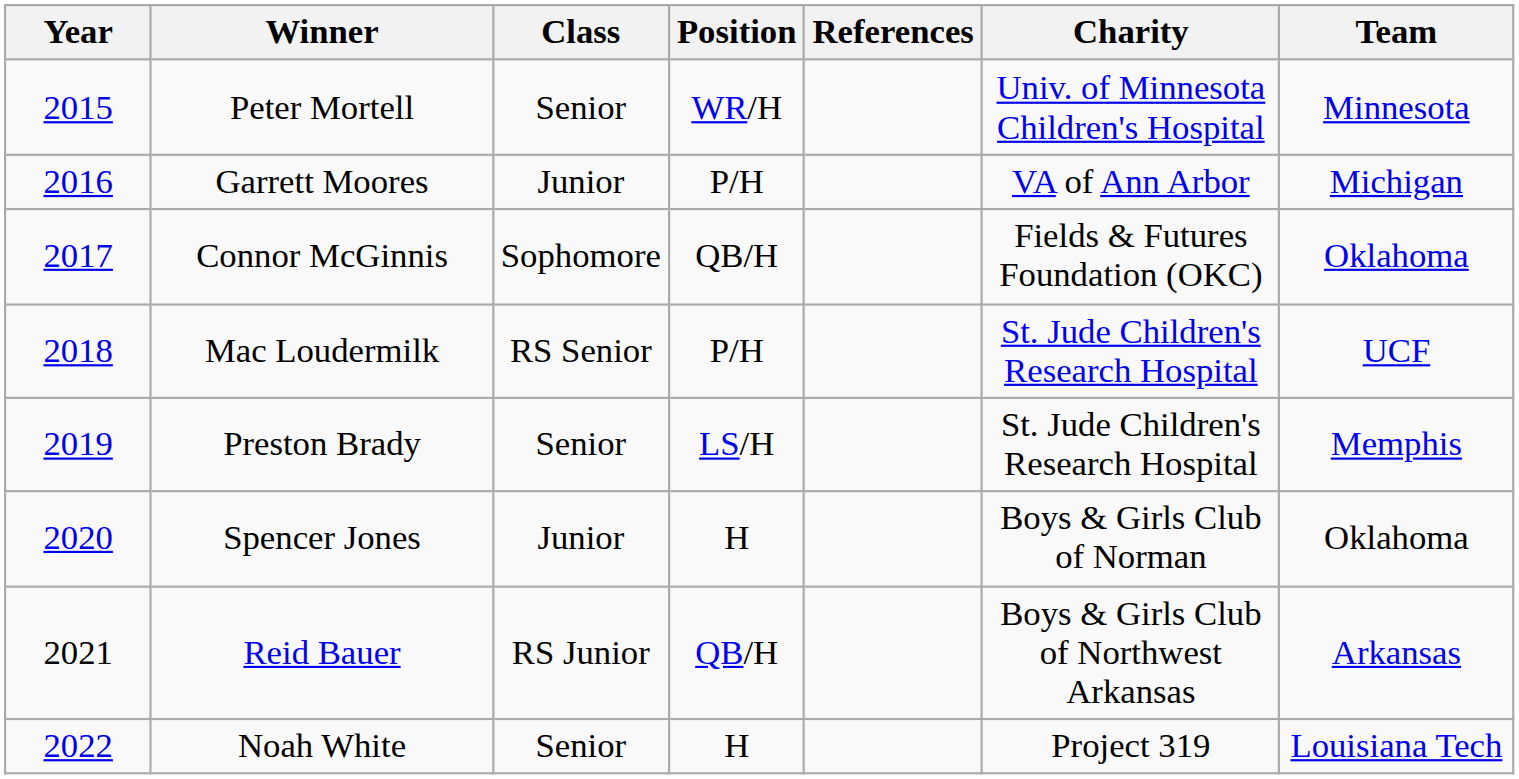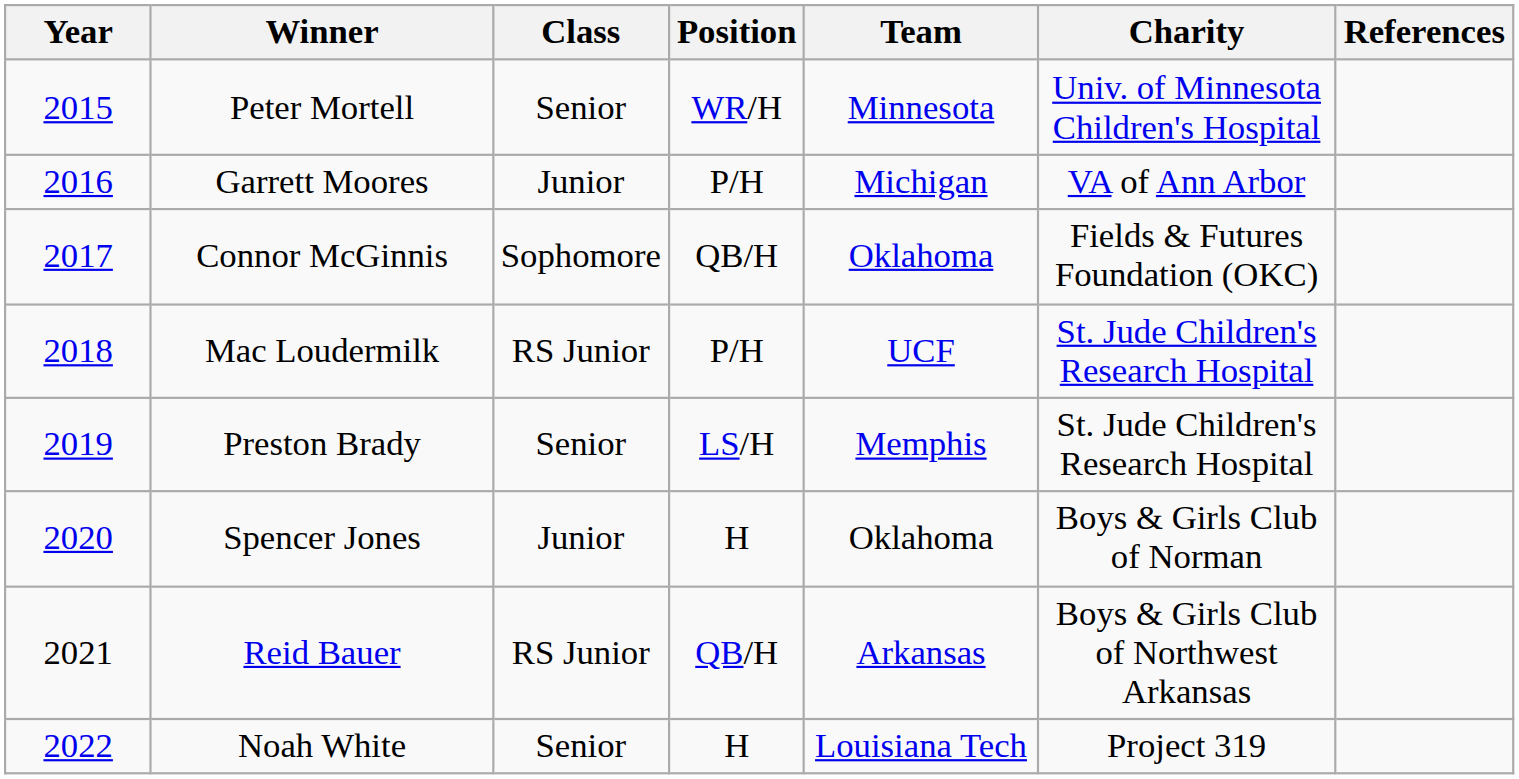columns swapped: (1396, 32) <-> (893, 32)
(581, 349) RS Senior -> (581, 349) RS Junior
